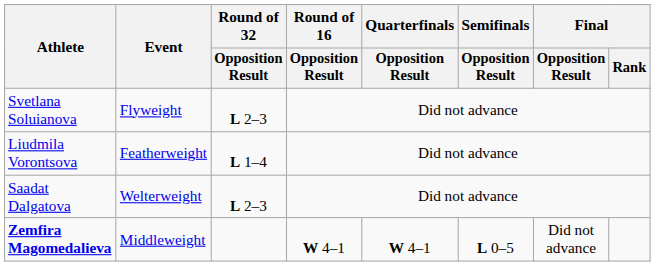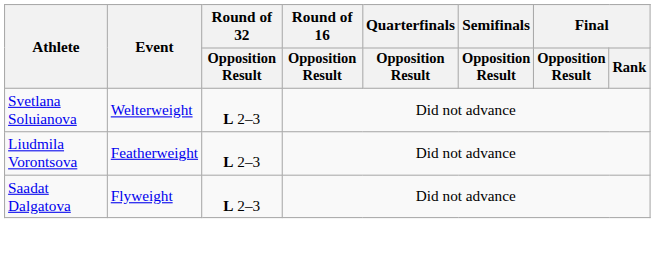(151, 110) Flyweight -> (152, 110) Welterweight
(248, 162) L 1–4 -> (242, 162) L 2–3
(161, 196) Welterweight -> (142, 196) Flyweight
- row: (60, 240)
